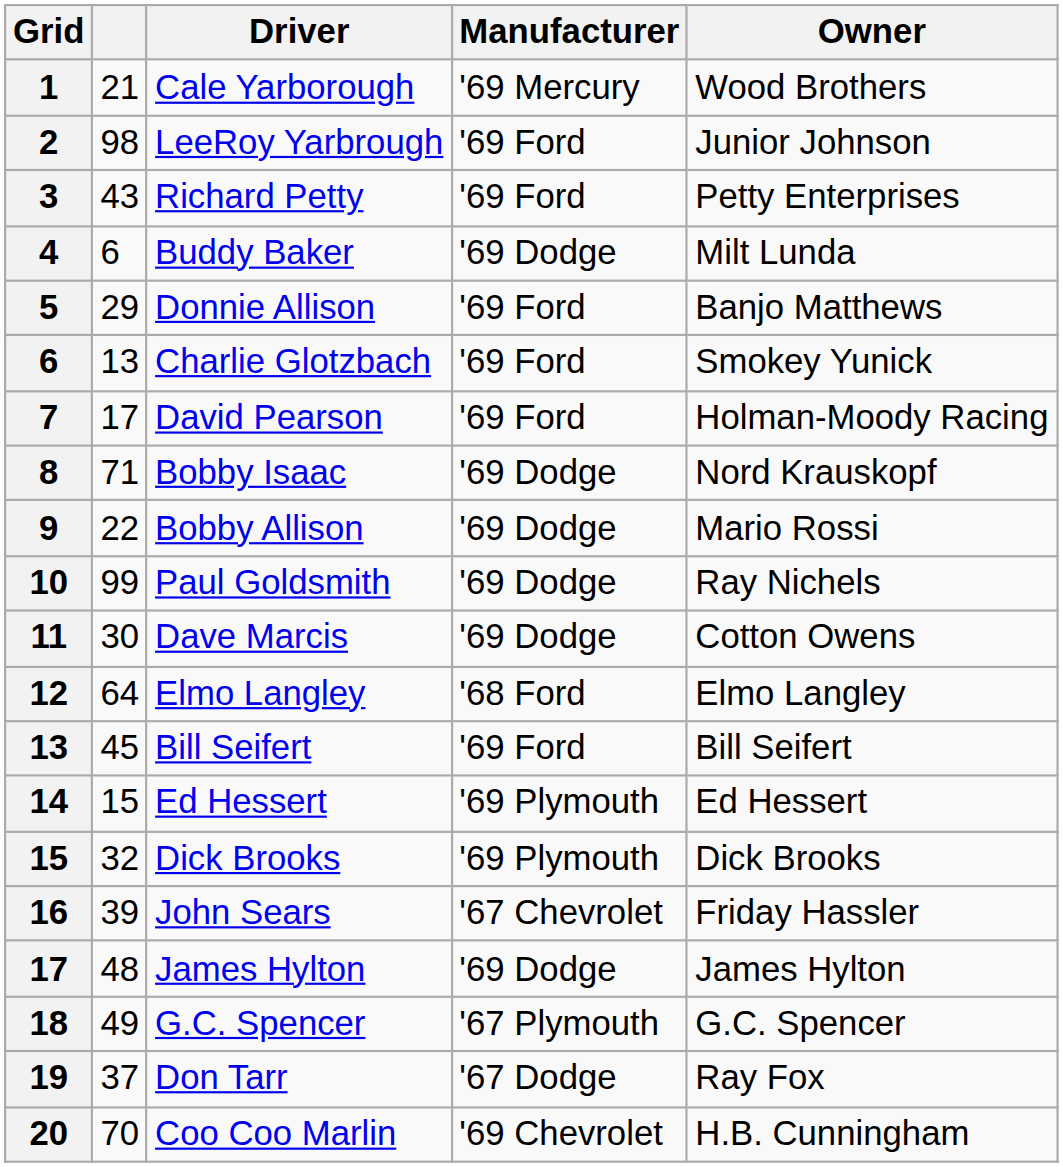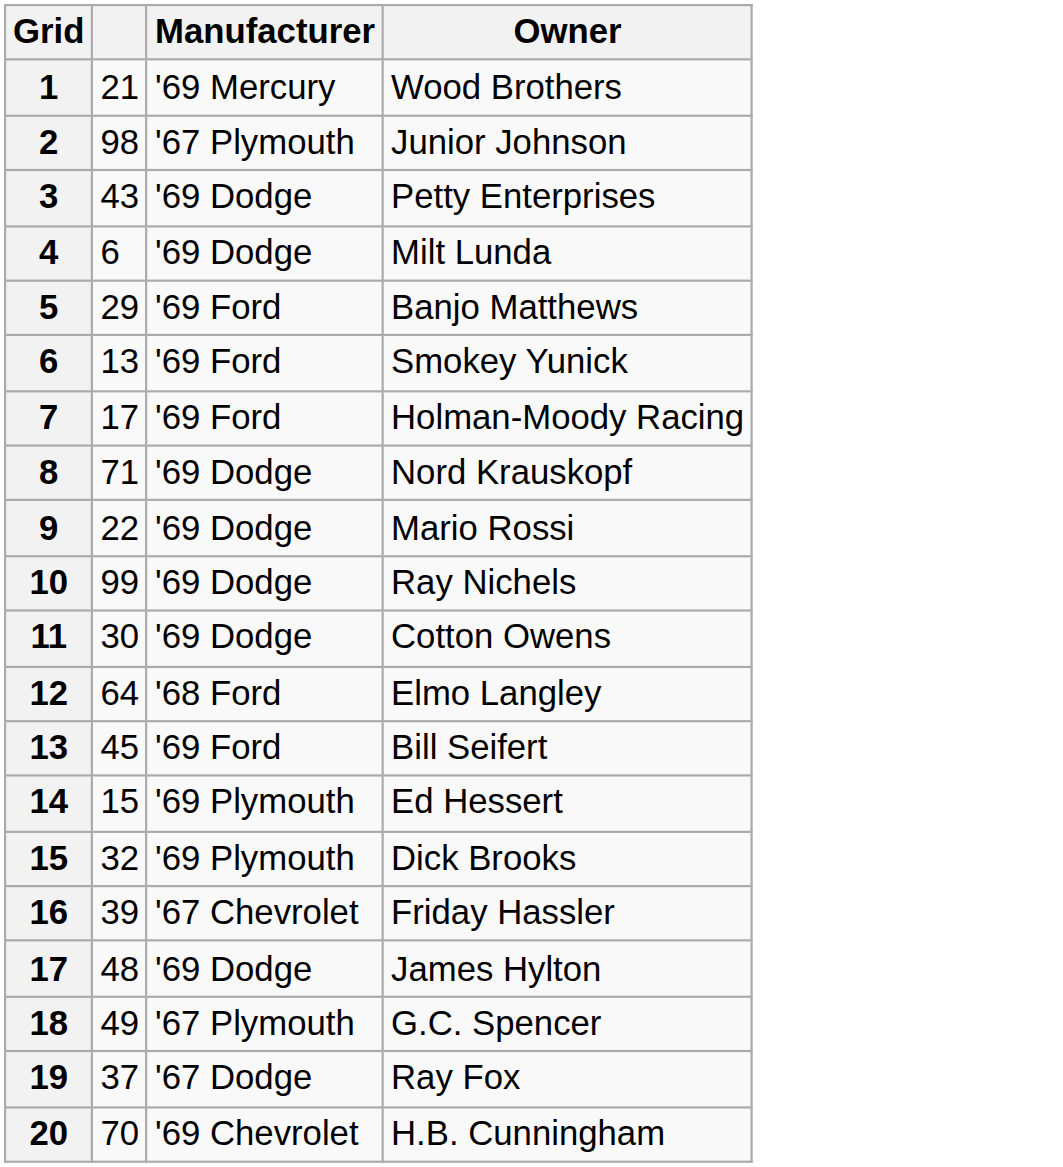- column: (299, 32)
(523, 142) '69 Ford -> (255, 142) '67 Plymouth
(523, 197) '69 Ford -> (234, 197) '69 Dodge
